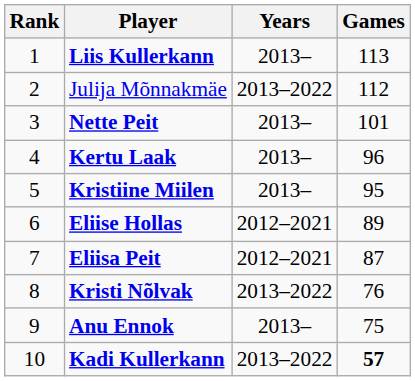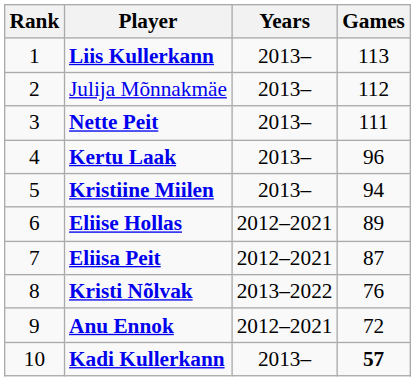(285, 88) 2013–2022 -> (285, 88) 2013–
(374, 122) 101 -> (374, 122) 111
(374, 190) 95 -> (374, 190) 94
(285, 325) 2013– -> (285, 325) 2012–2021
(374, 325) 75 -> (374, 325) 72
(285, 358) 2013–2022 -> (285, 358) 2013–
